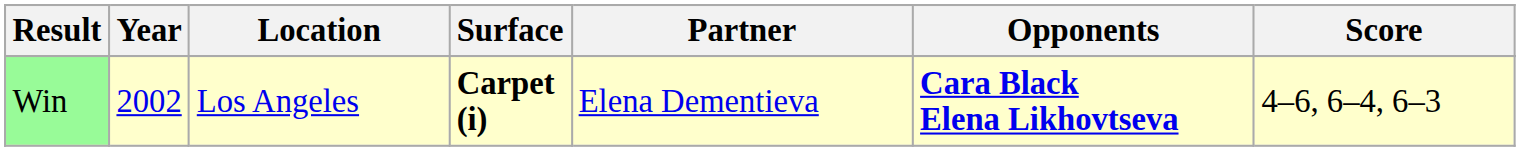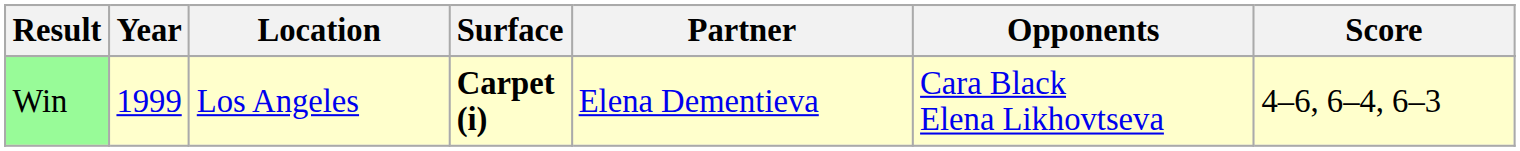(149, 100) 2002 -> (149, 100) 1999
(1049, 100) bold -> (1042, 100) normal
